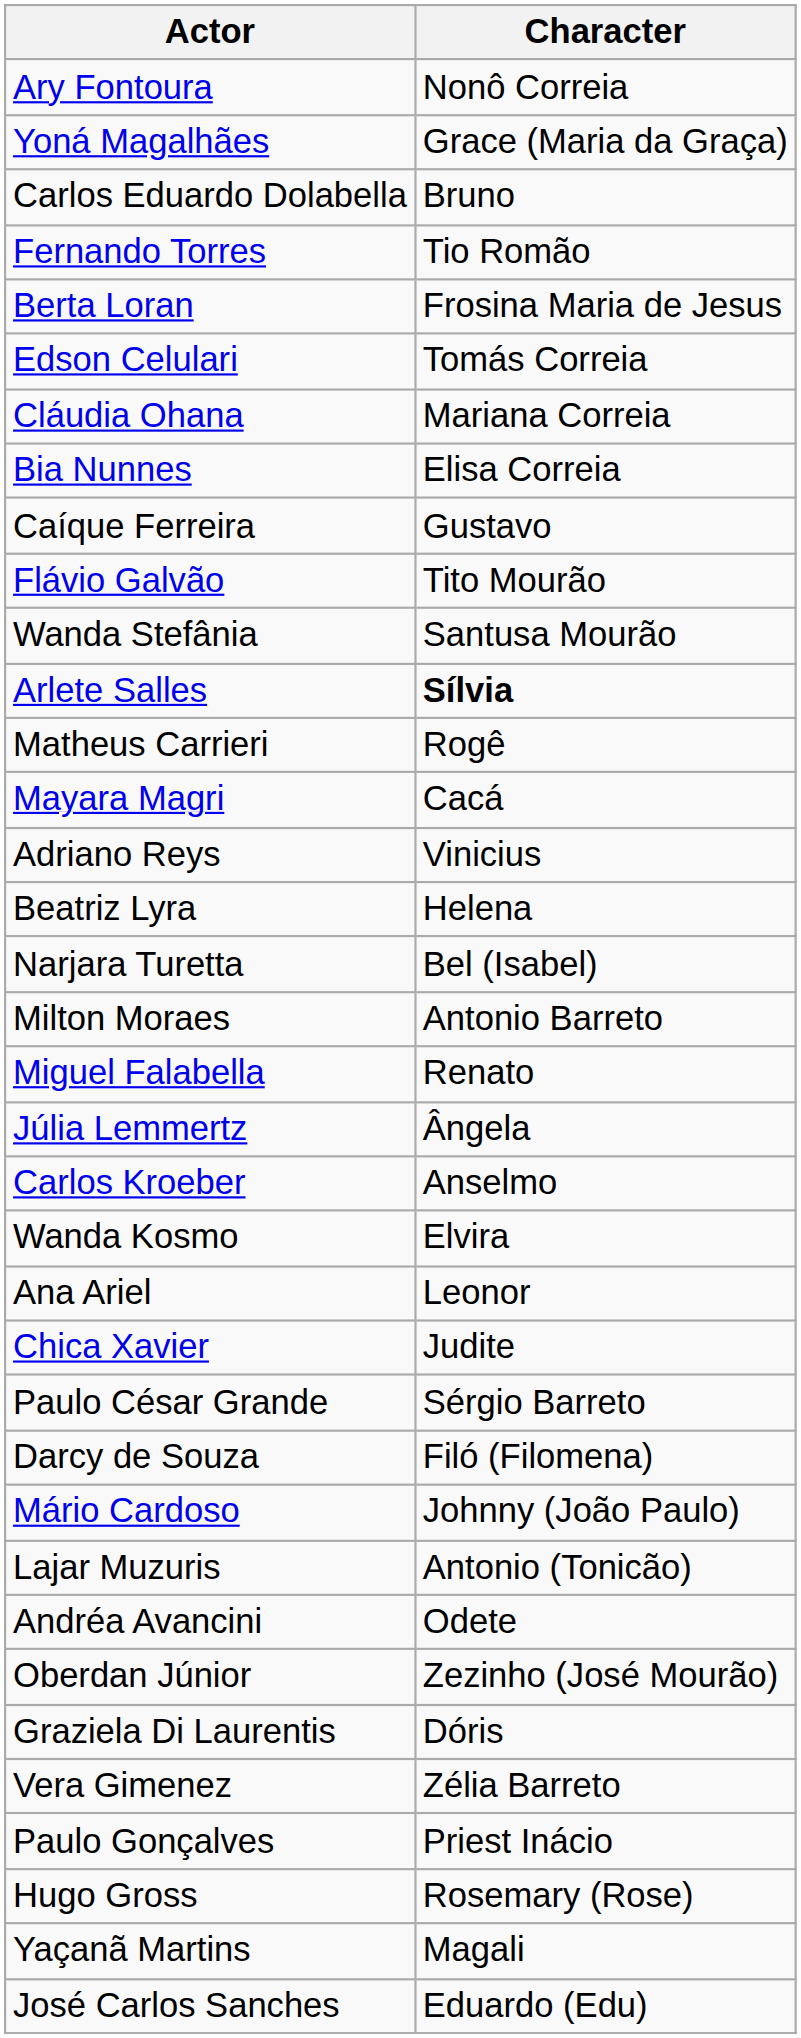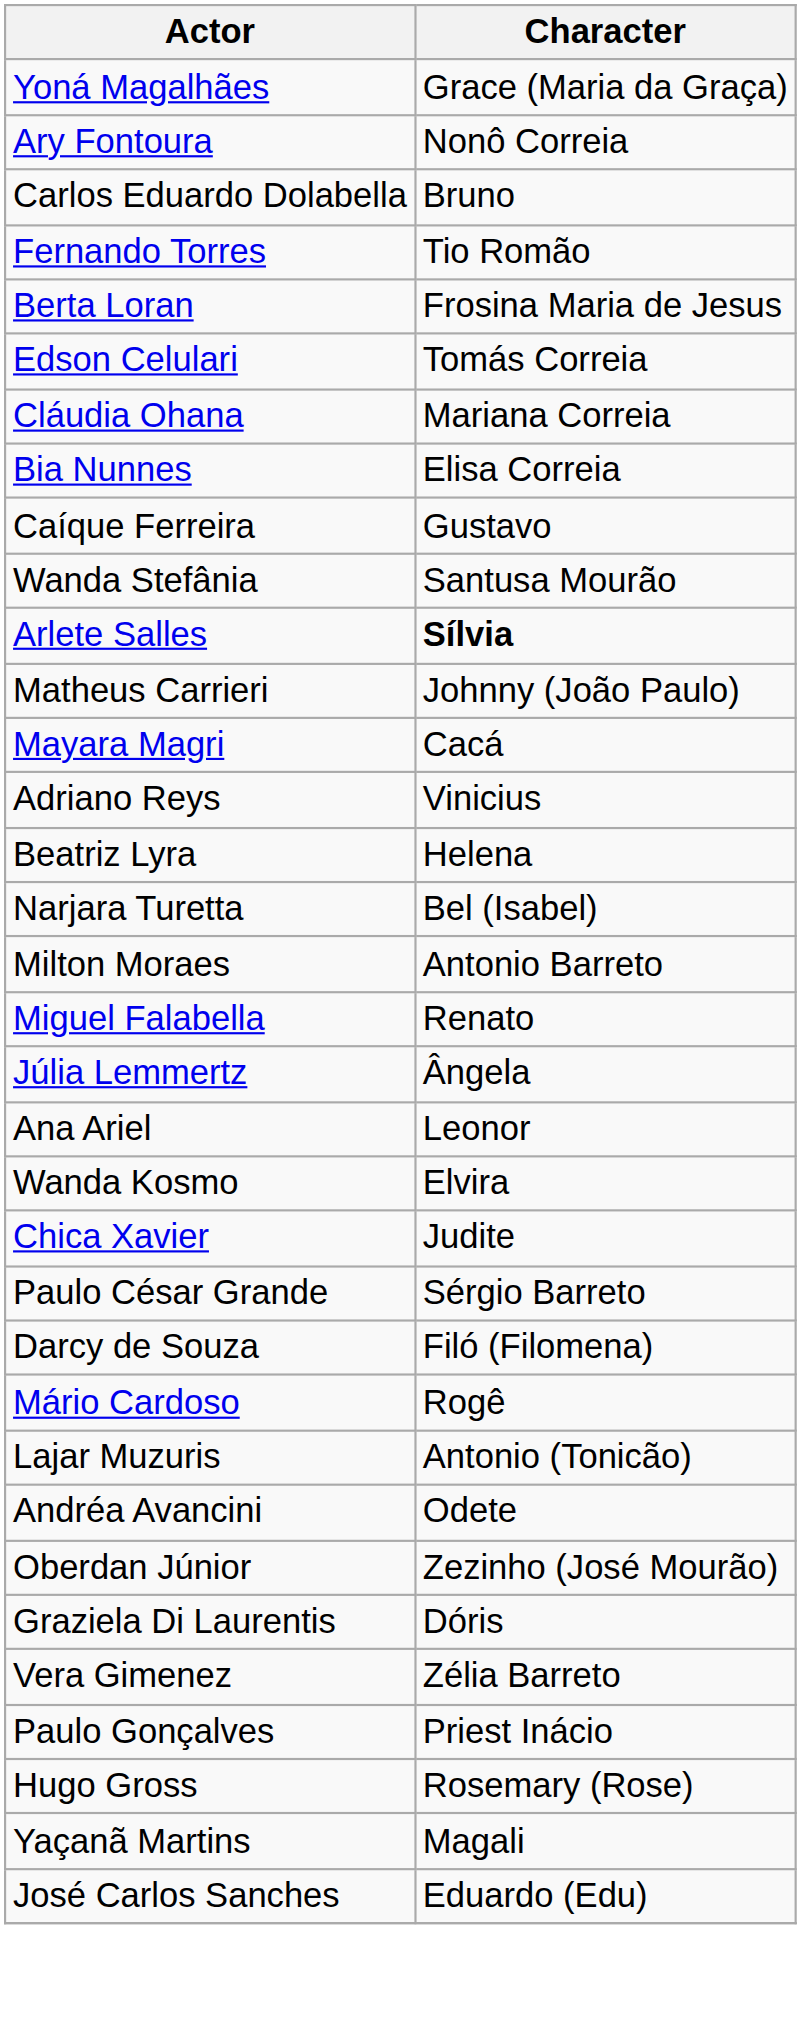rows swapped: (113, 86) <-> (141, 141)
- row: (119, 580)
(464, 744) Rogê -> (581, 689) Johnny (João Paulo)
- row: (129, 1182)
rows swapped: (126, 1237) <-> (82, 1292)
(581, 1511) Johnny (João Paulo) -> (464, 1402) Rogê
